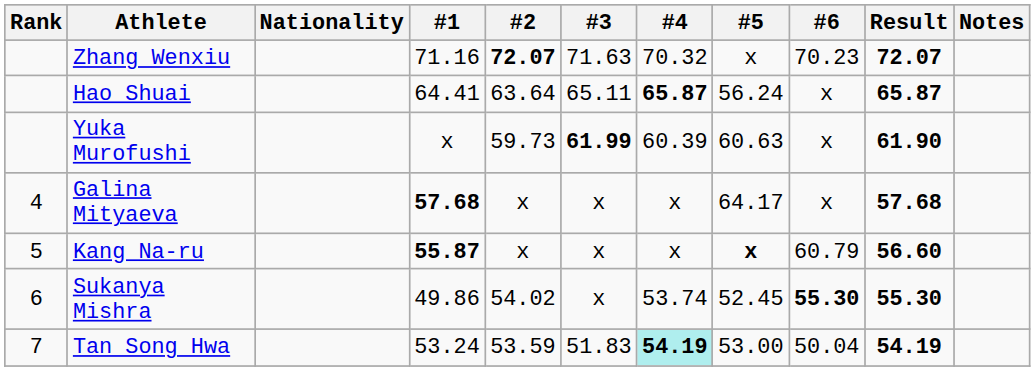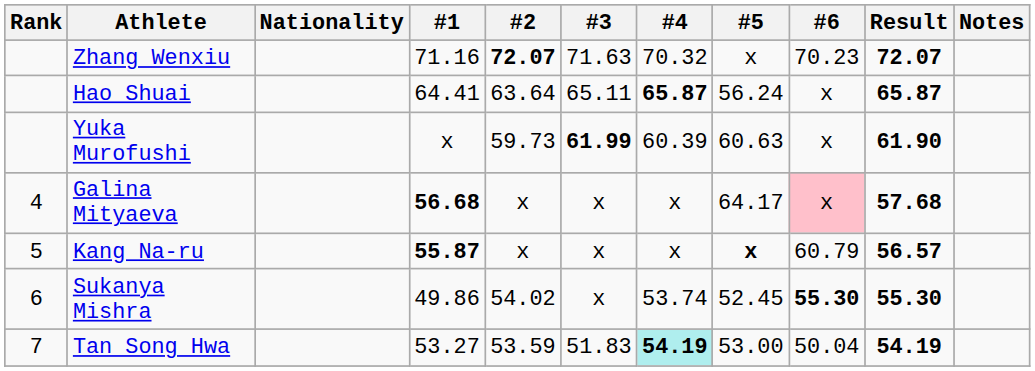(447, 203) 57.68 -> (447, 203) 56.68
(827, 203) no background -> (827, 203) pink background
(909, 251) 56.60 -> (909, 251) 56.57
(447, 347) 53.24 -> (447, 347) 53.27
